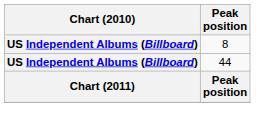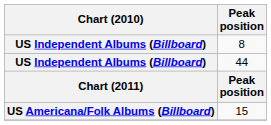+ row: (242, 111)
